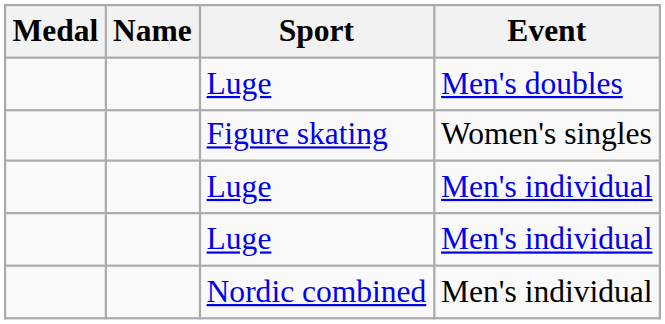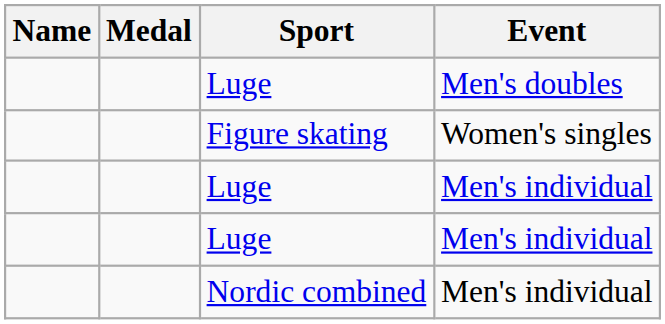columns swapped: (55, 30) <-> (152, 30)
